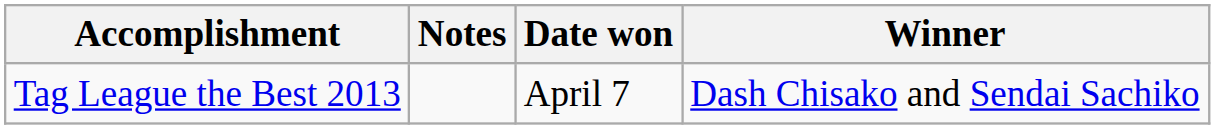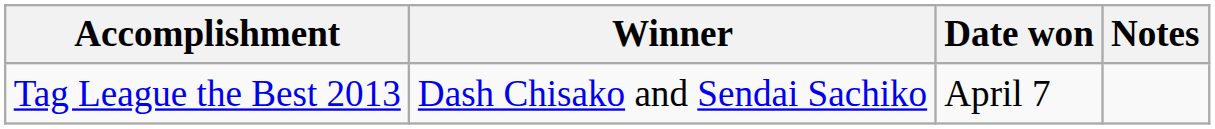columns swapped: (945, 33) <-> (462, 33)
